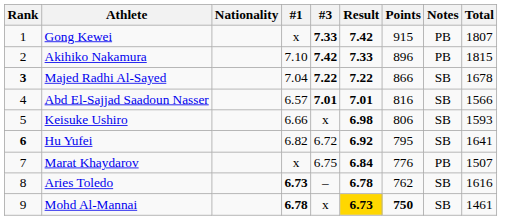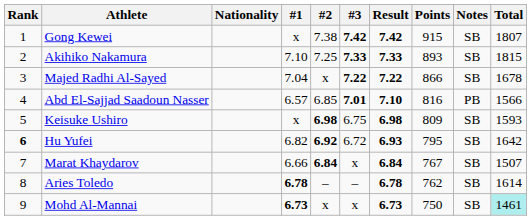+ column: (325, 15)
(325, 36) 7.33 -> (355, 36) 7.42
(443, 36) PB -> (472, 36) SB
(325, 57) 7.42 -> (355, 57) 7.33
(403, 57) 896 -> (432, 57) 893
(443, 57) PB -> (472, 57) SB
(23, 78) bold -> (23, 78) normal
(361, 99) 7.01 -> (391, 99) 7.10
(443, 99) SB -> (472, 99) PB
(296, 120) 6.66 -> (296, 120) x
(325, 120) x -> (355, 120) 6.75
(403, 120) 806 -> (432, 120) 809
(361, 141) 6.92 -> (391, 141) 6.93
(479, 141) 1641 -> (509, 141) 1642
(296, 162) x -> (296, 162) 6.66
(325, 162) 6.75 -> (355, 162) x
(403, 162) 776 -> (432, 162) 767
(443, 162) PB -> (472, 162) SB
(296, 183) 6.73 -> (296, 183) 6.78
(479, 183) 1616 -> (509, 183) 1614
(296, 204) 6.78 -> (296, 204) 6.73
(361, 204) gold background -> (391, 204) no background
(403, 204) bold -> (432, 204) normal
(479, 204) no background -> (509, 204) paleturquoise background
